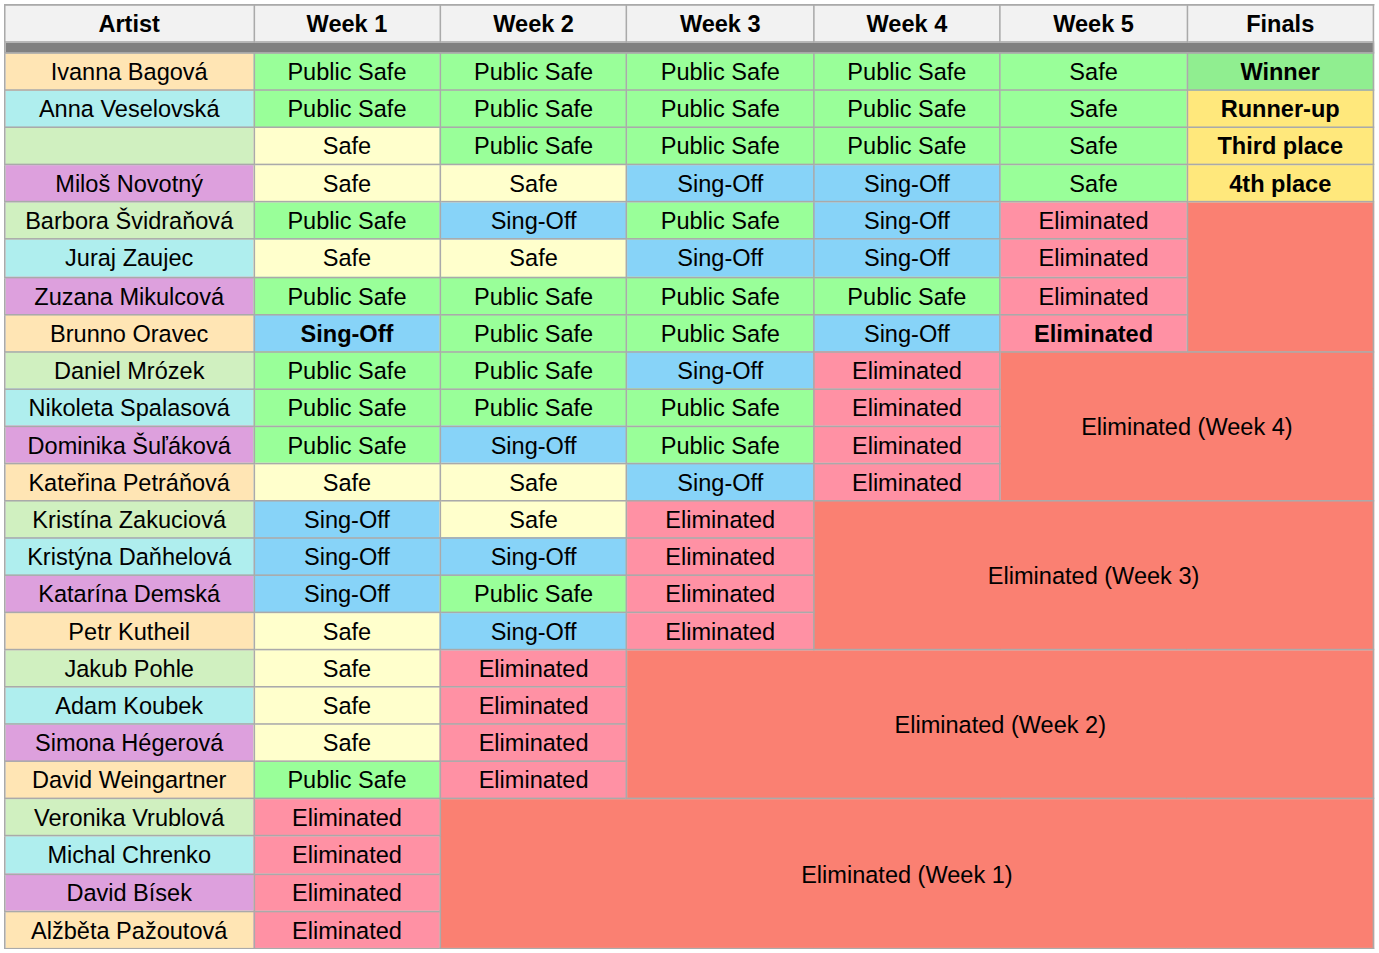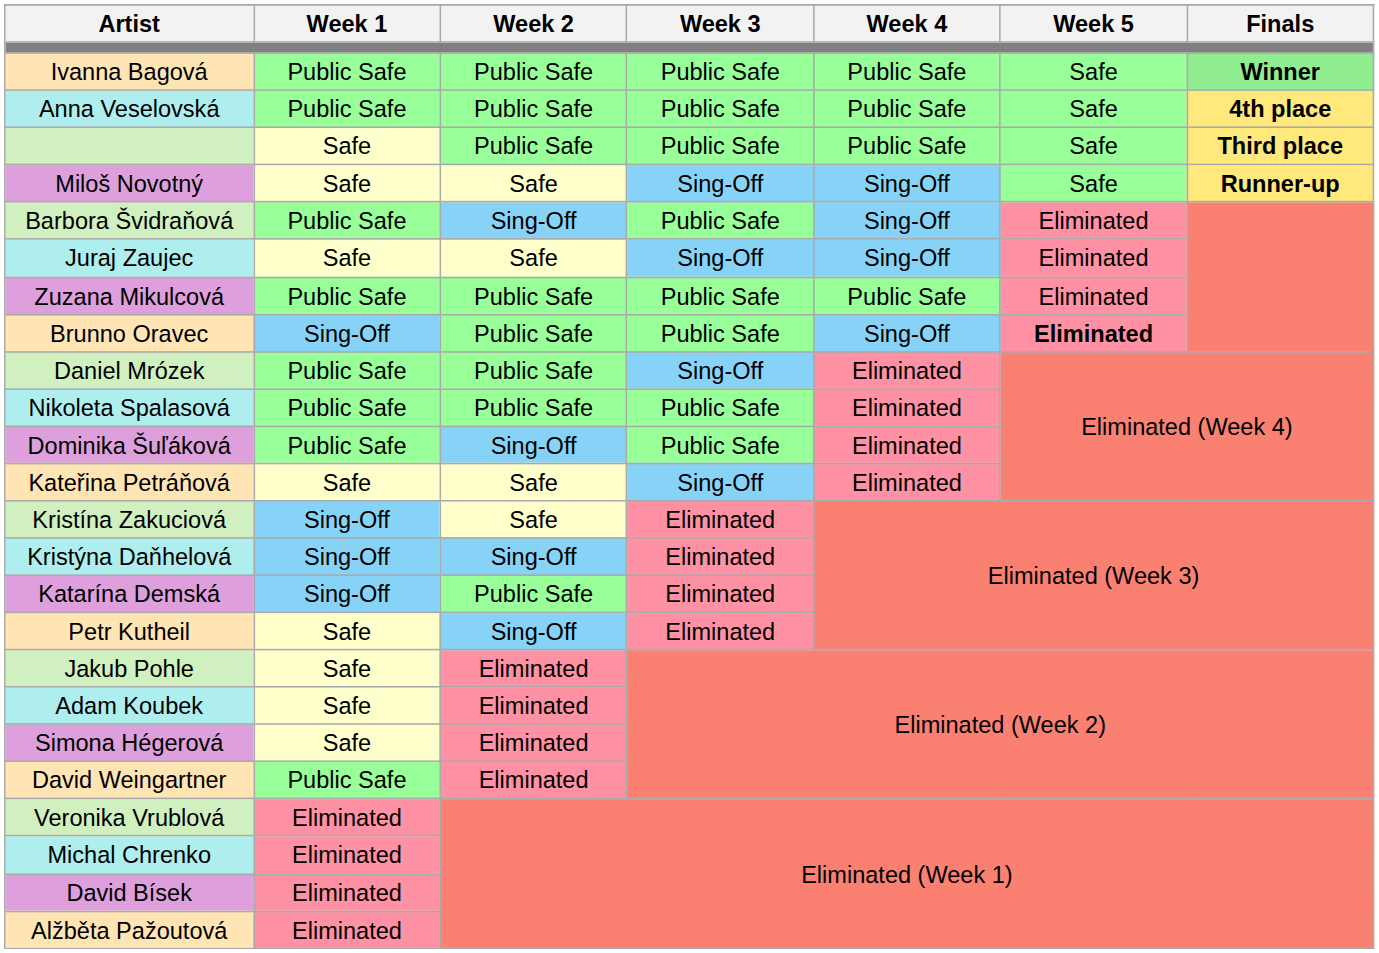(1280, 109) Runner-up -> (1280, 109) 4th place
(1280, 184) 4th place -> (1280, 184) Runner-up
(347, 333) bold -> (347, 333) normal
